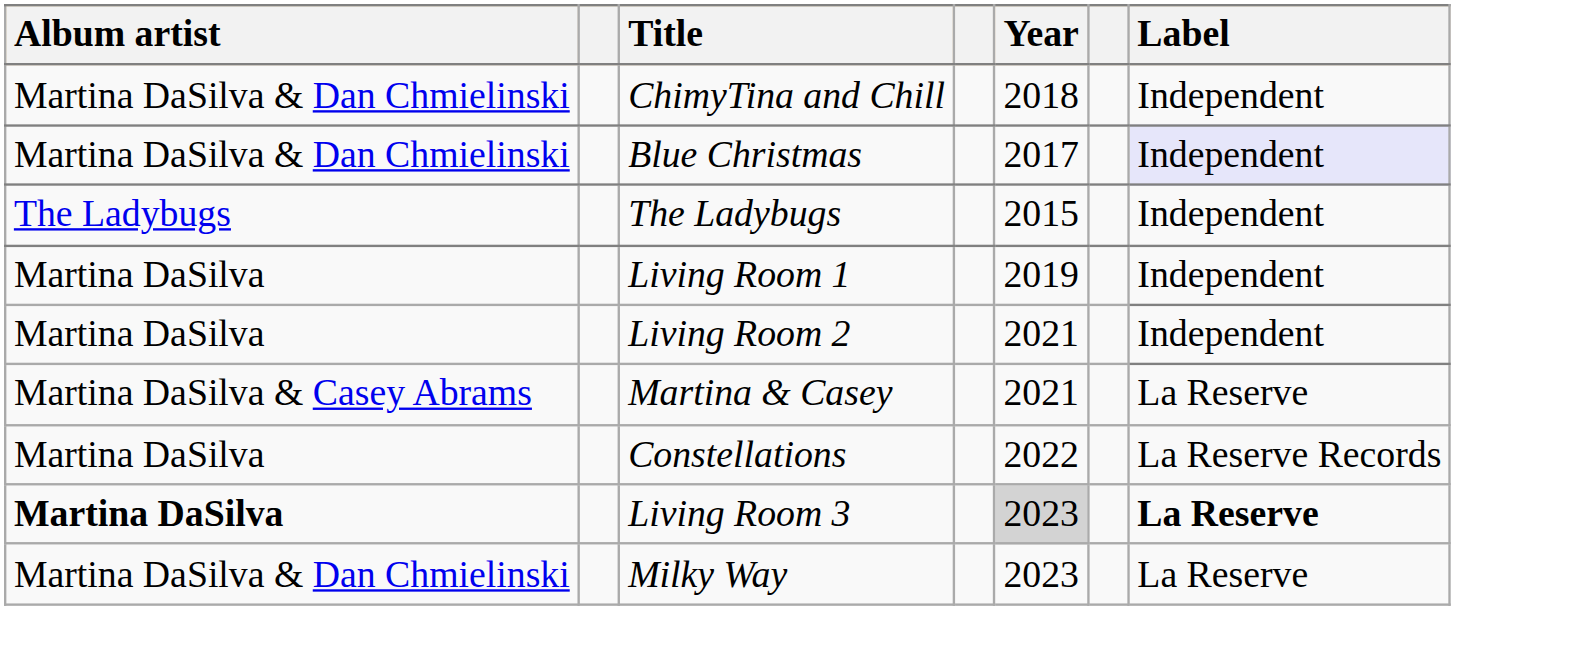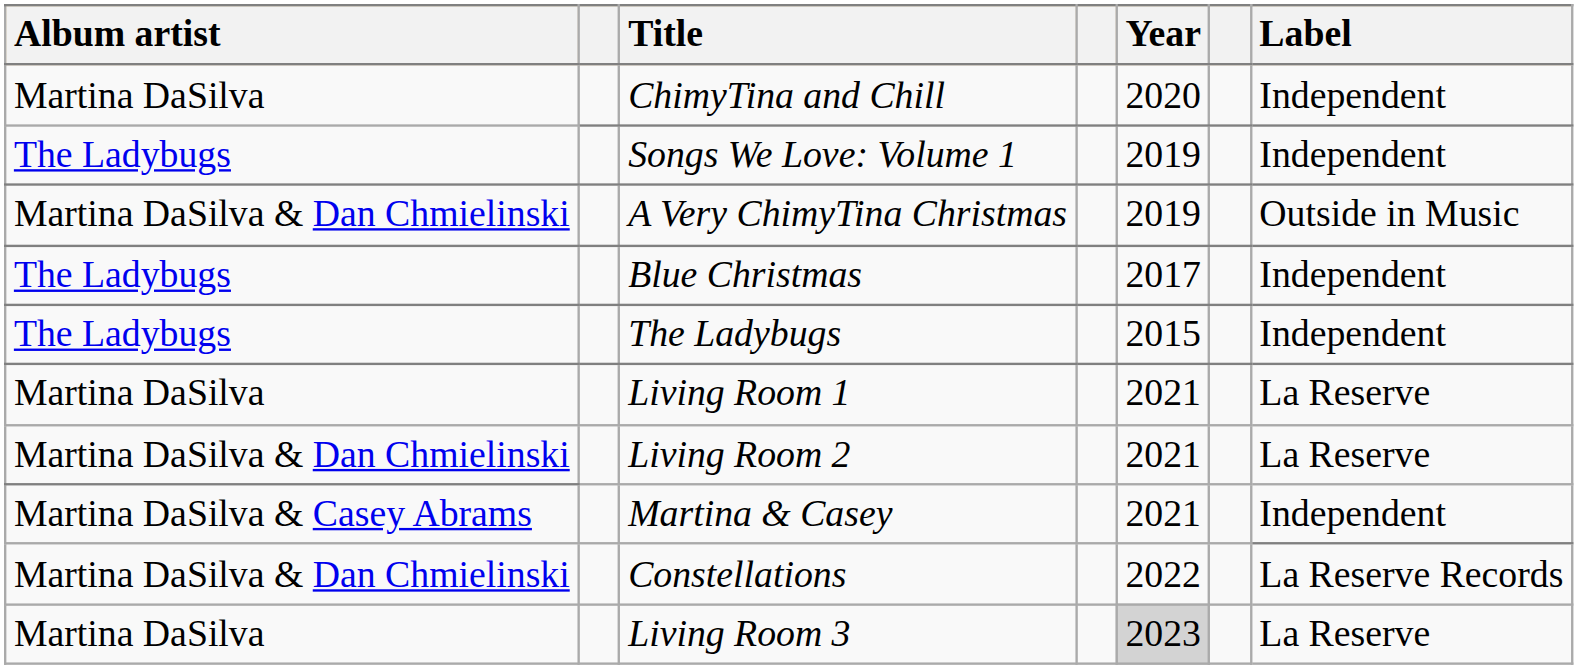(292, 94) Martina DaSilva & Dan Chmielinski -> (139, 94) Martina DaSilva
(1041, 94) 2018 -> (1163, 94) 2020
+ row: (823, 154)
+ row: (848, 214)
(292, 154) Martina DaSilva & Dan Chmielinski -> (122, 273) The Ladybugs
(1231, 154) lavender background -> (1353, 273) no background
(1041, 273) 2019 -> (1163, 393) 2021
(1231, 273) Independent -> (1345, 393) La Reserve
(139, 333) Martina DaSilva -> (292, 453) Martina DaSilva & Dan Chmielinski
(1231, 333) Independent -> (1345, 453) La Reserve
(1223, 393) La Reserve -> (1353, 513) Independent
(139, 453) Martina DaSilva -> (292, 573) Martina DaSilva & Dan Chmielinski
(149, 513) bold -> (139, 633) normal
(1228, 513) bold -> (1345, 633) normal
- row: (708, 573)
